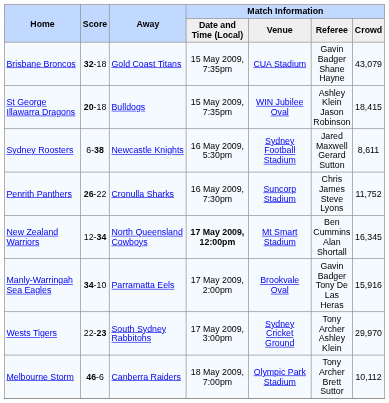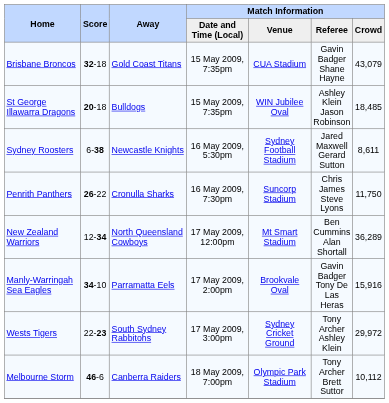(369, 107) 18,415 -> (369, 107) 18,485
(369, 194) 11,752 -> (369, 194) 11,750
(217, 237) bold -> (217, 237) normal
(369, 237) 16,345 -> (369, 237) 36,289
(369, 333) 29,970 -> (369, 333) 29,972
